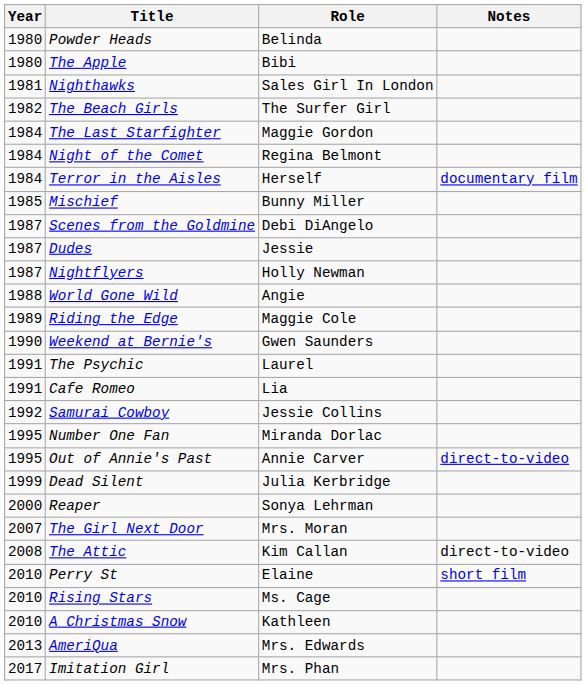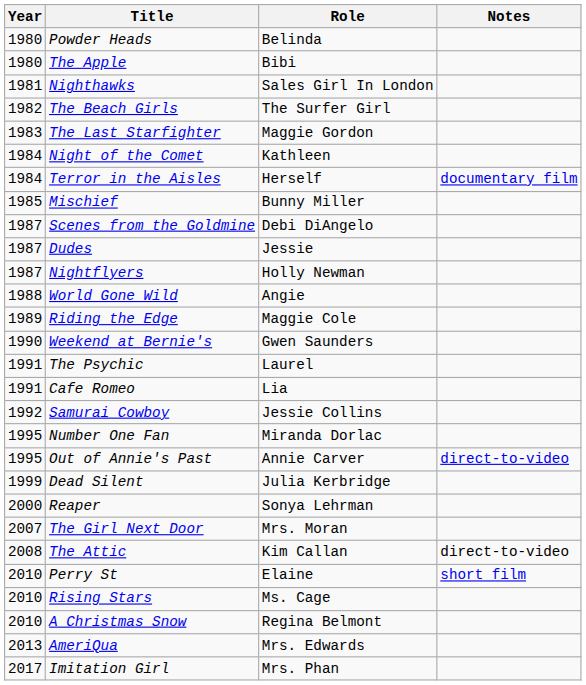(25, 133) 1984 -> (25, 133) 1983
(322, 156) Regina Belmont -> (296, 156) Kathleen
(296, 622) Kathleen -> (322, 622) Regina Belmont
